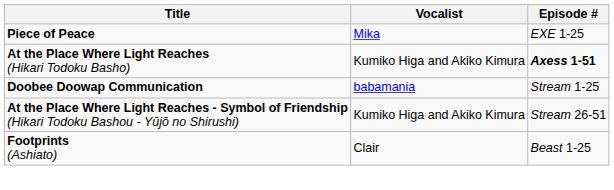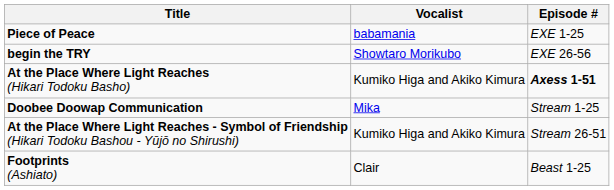(367, 34) Mika -> (384, 34) babamania
+ row: (49, 53)
(384, 87) babamania -> (367, 107) Mika
